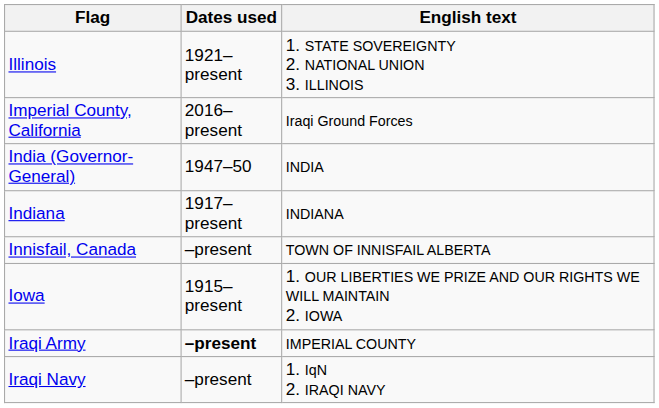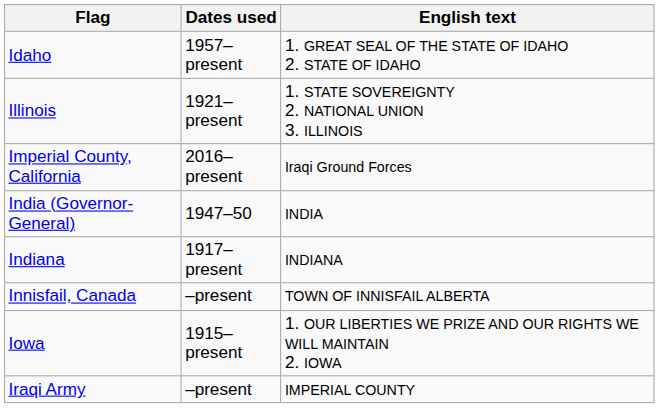+ row: (30, 54)
(221, 342) bold -> (218, 389) normal
- row: (47, 379)
